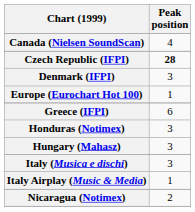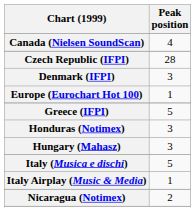(170, 59) bold -> (170, 59) normal
(170, 111) 6 -> (170, 111) 5
(170, 163) 3 -> (170, 163) 5
